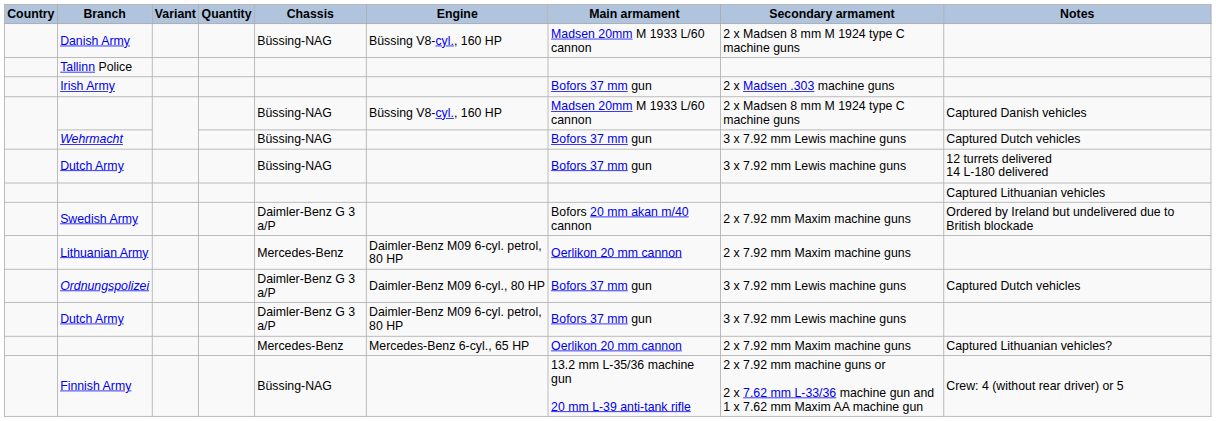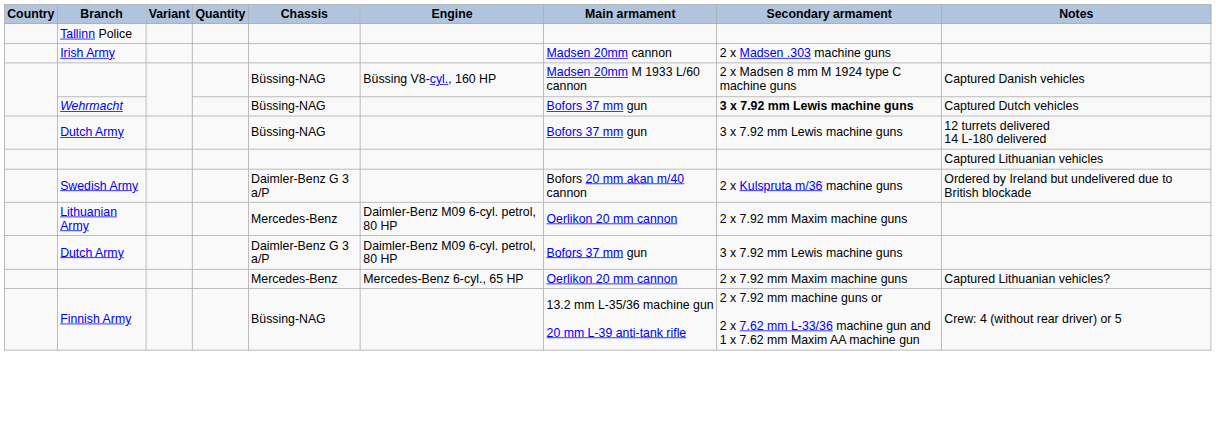- row: (31, 41)
(601, 86) Bofors 37 mm gun -> (609, 53) Madsen 20mm cannon
(815, 139) normal -> (817, 106) bold
(817, 219) 2 x 7.92 mm Maxim machine guns -> (811, 185) 2 x Kulspruta m/36 machine guns
- row: (31, 286)
